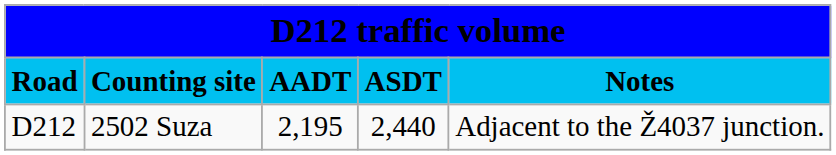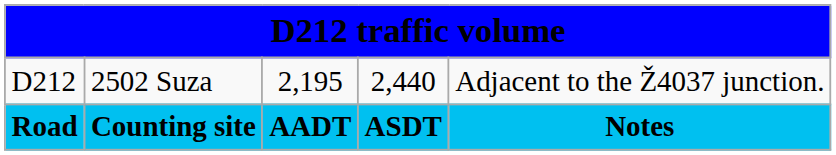rows swapped: (45, 80) <-> (44, 126)
